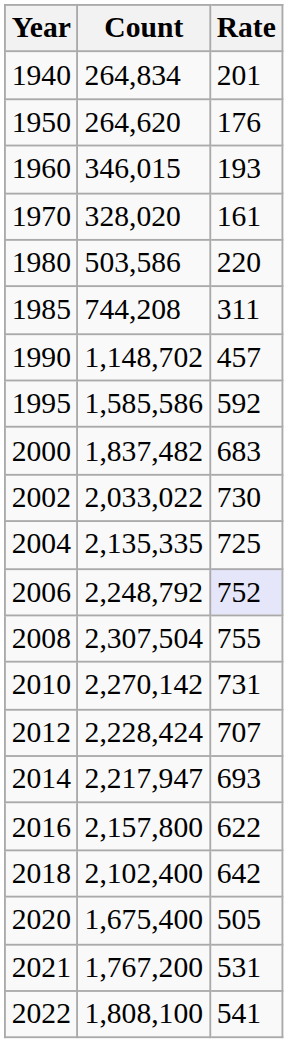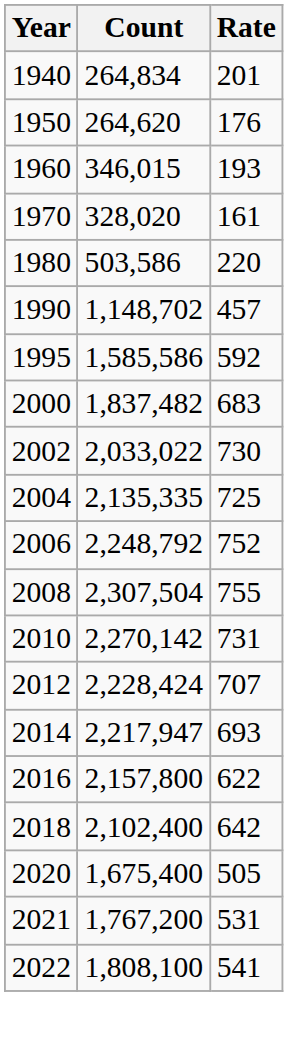- row: (41, 309)
(239, 591) lavender background -> (239, 544) no background
